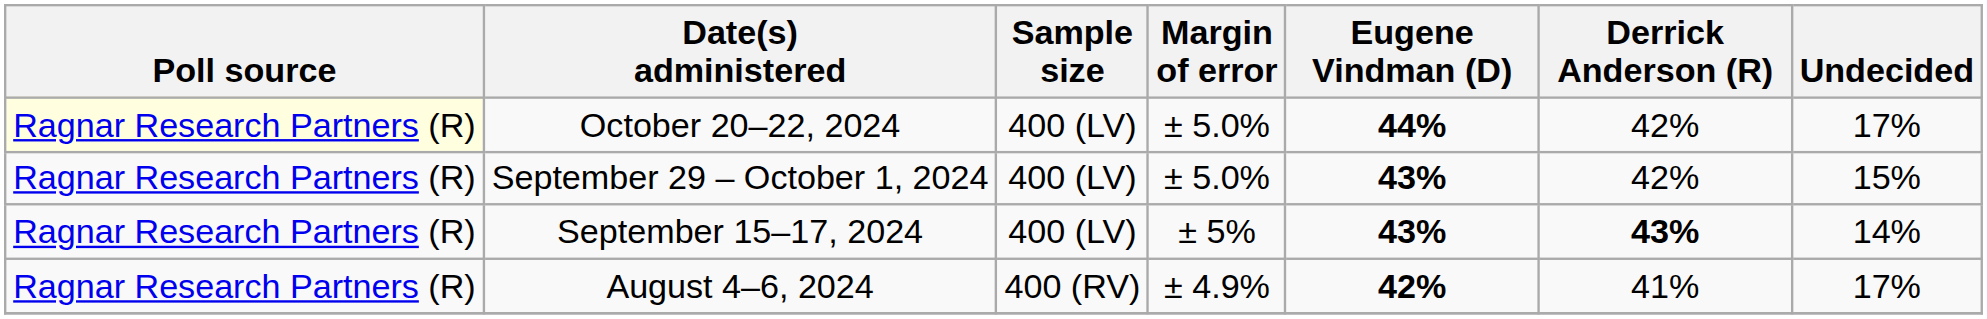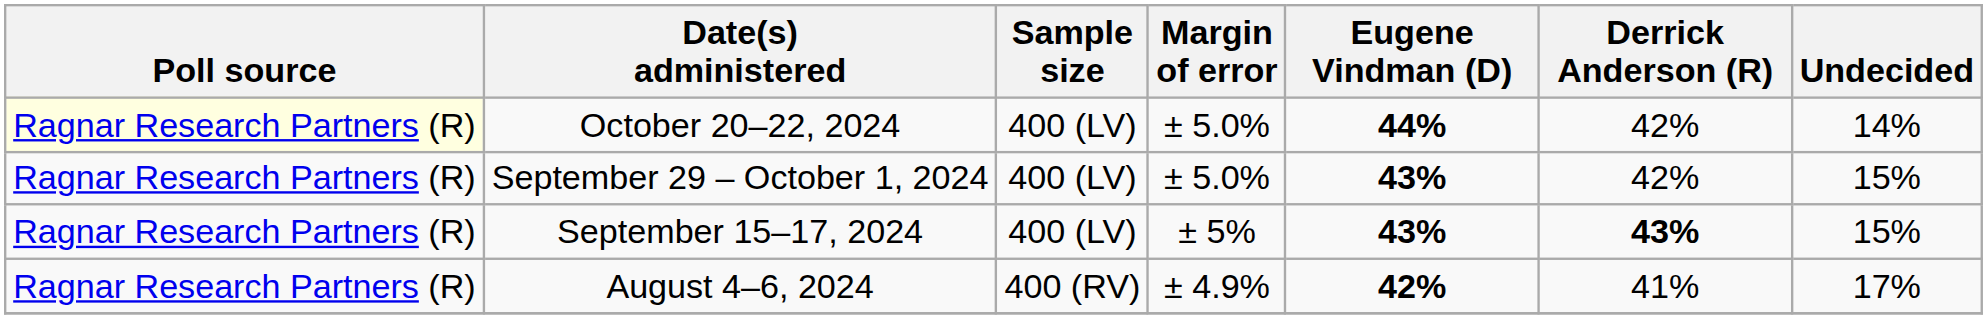(1887, 124) 17% -> (1887, 124) 14%
(1887, 232) 14% -> (1887, 232) 15%
